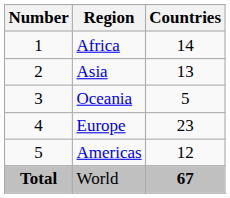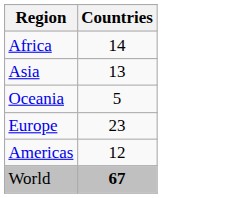- column: (39, 17)
